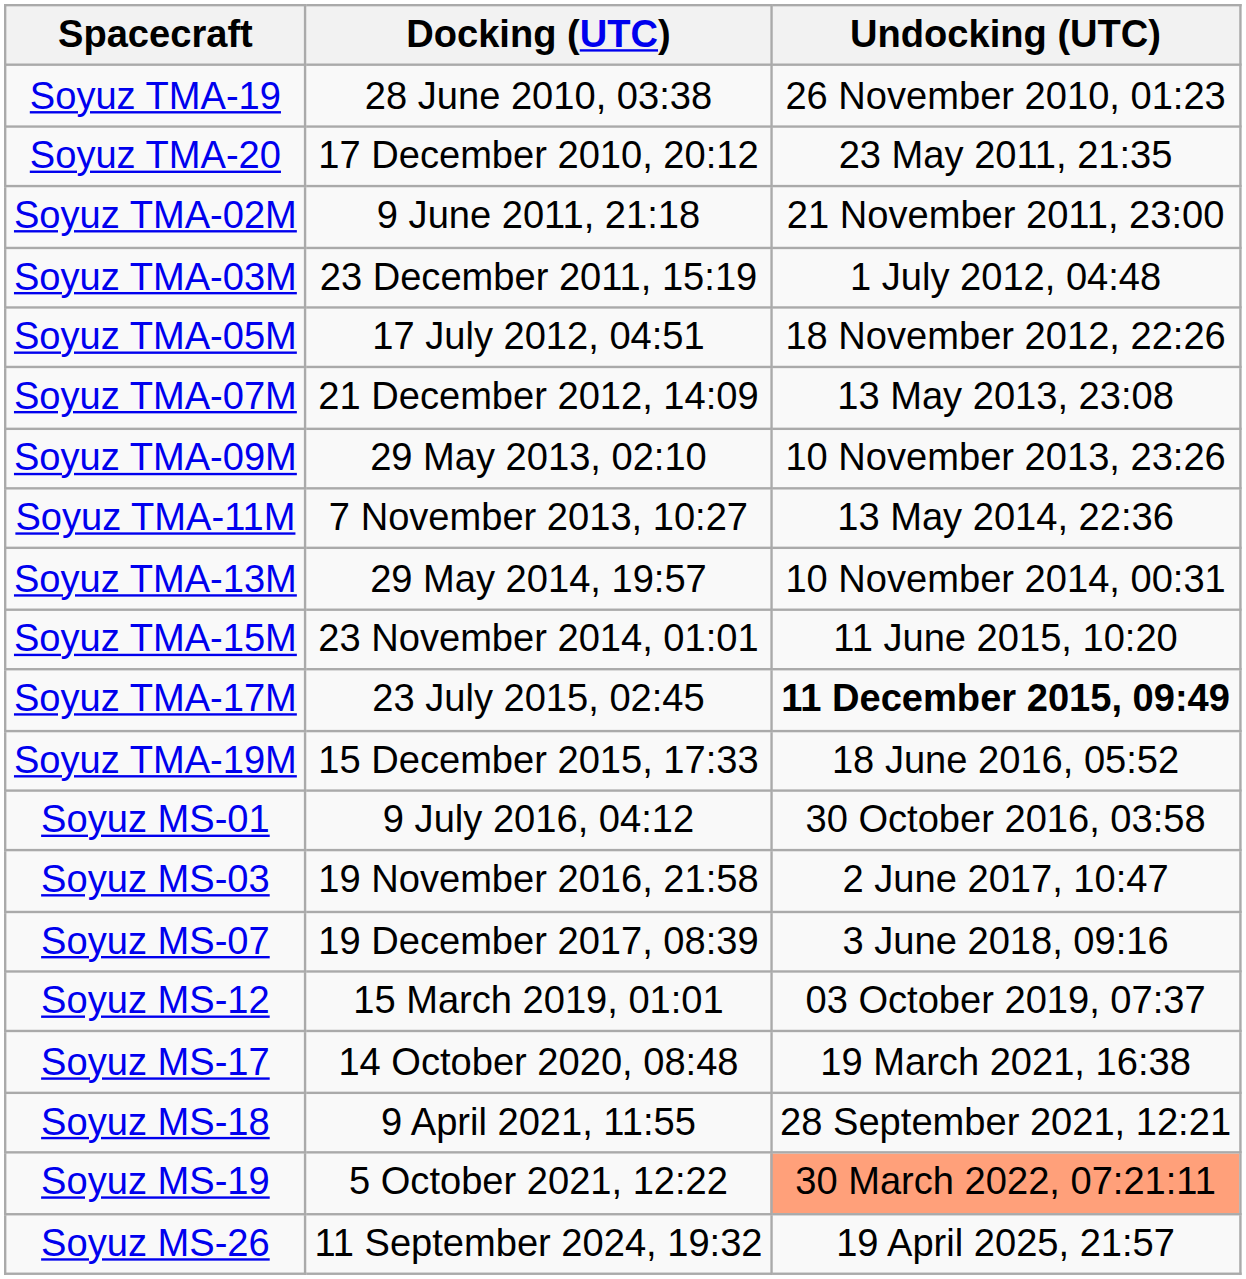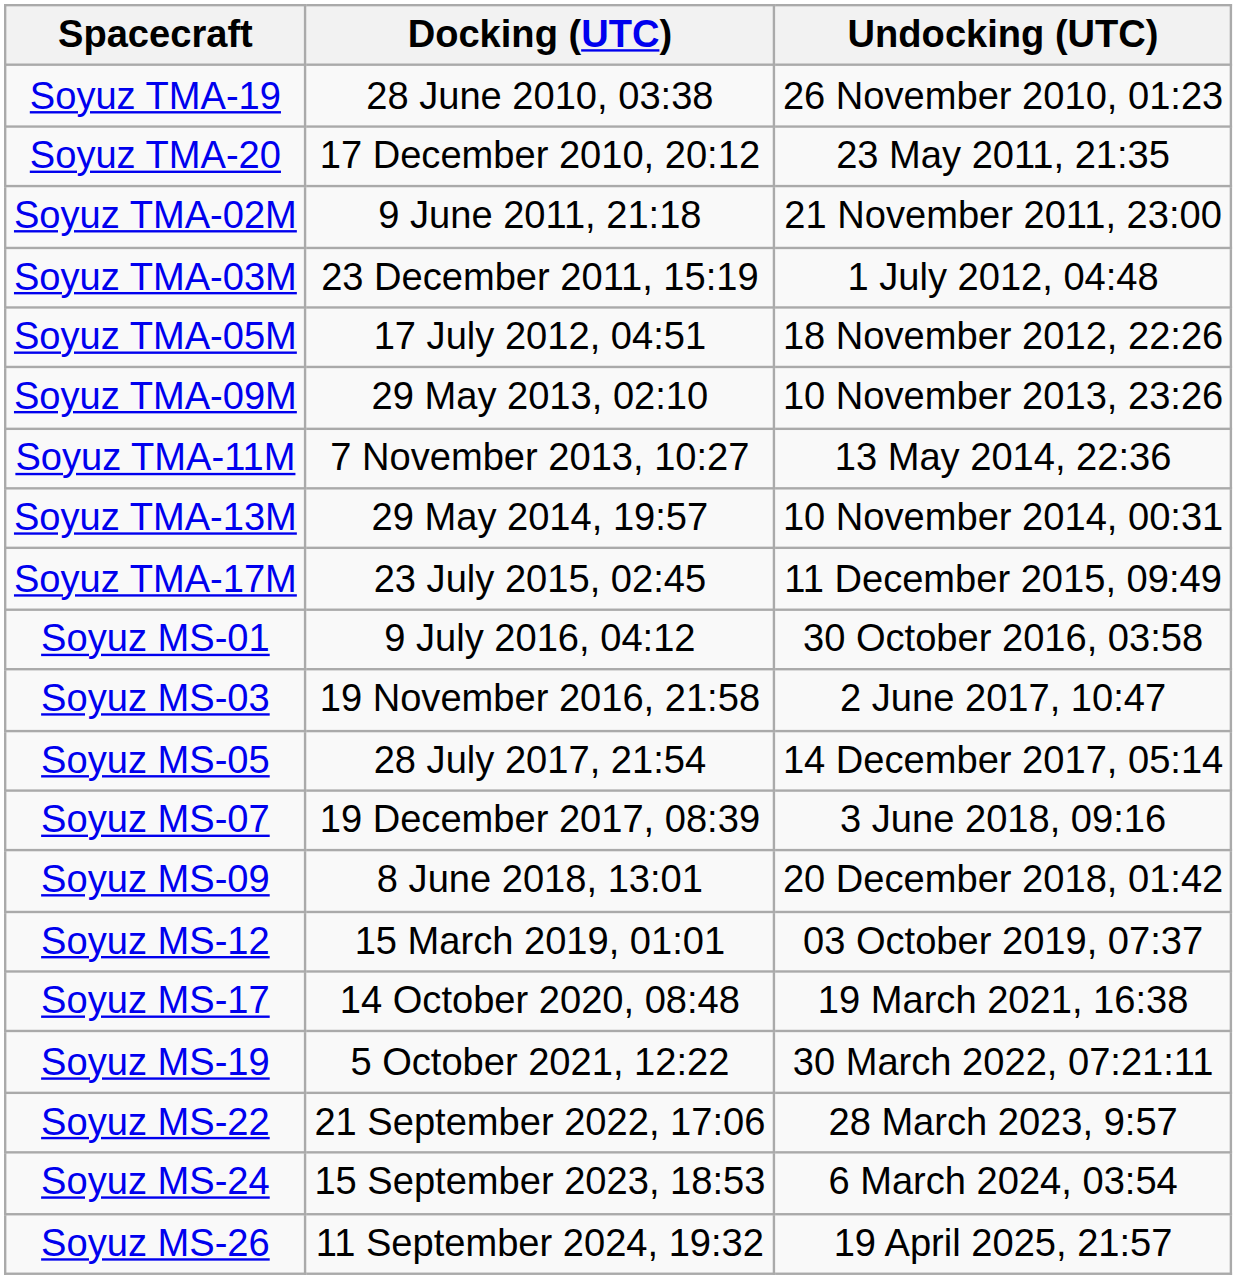- row: (155, 397)
- row: (155, 638)
(1006, 699) bold -> (1003, 578) normal
- row: (155, 759)
+ row: (155, 759)
+ row: (155, 880)
- row: (155, 1121)
(1006, 1182) lightsalmon background -> (1003, 1061) no background
+ row: (155, 1121)
+ row: (155, 1182)
